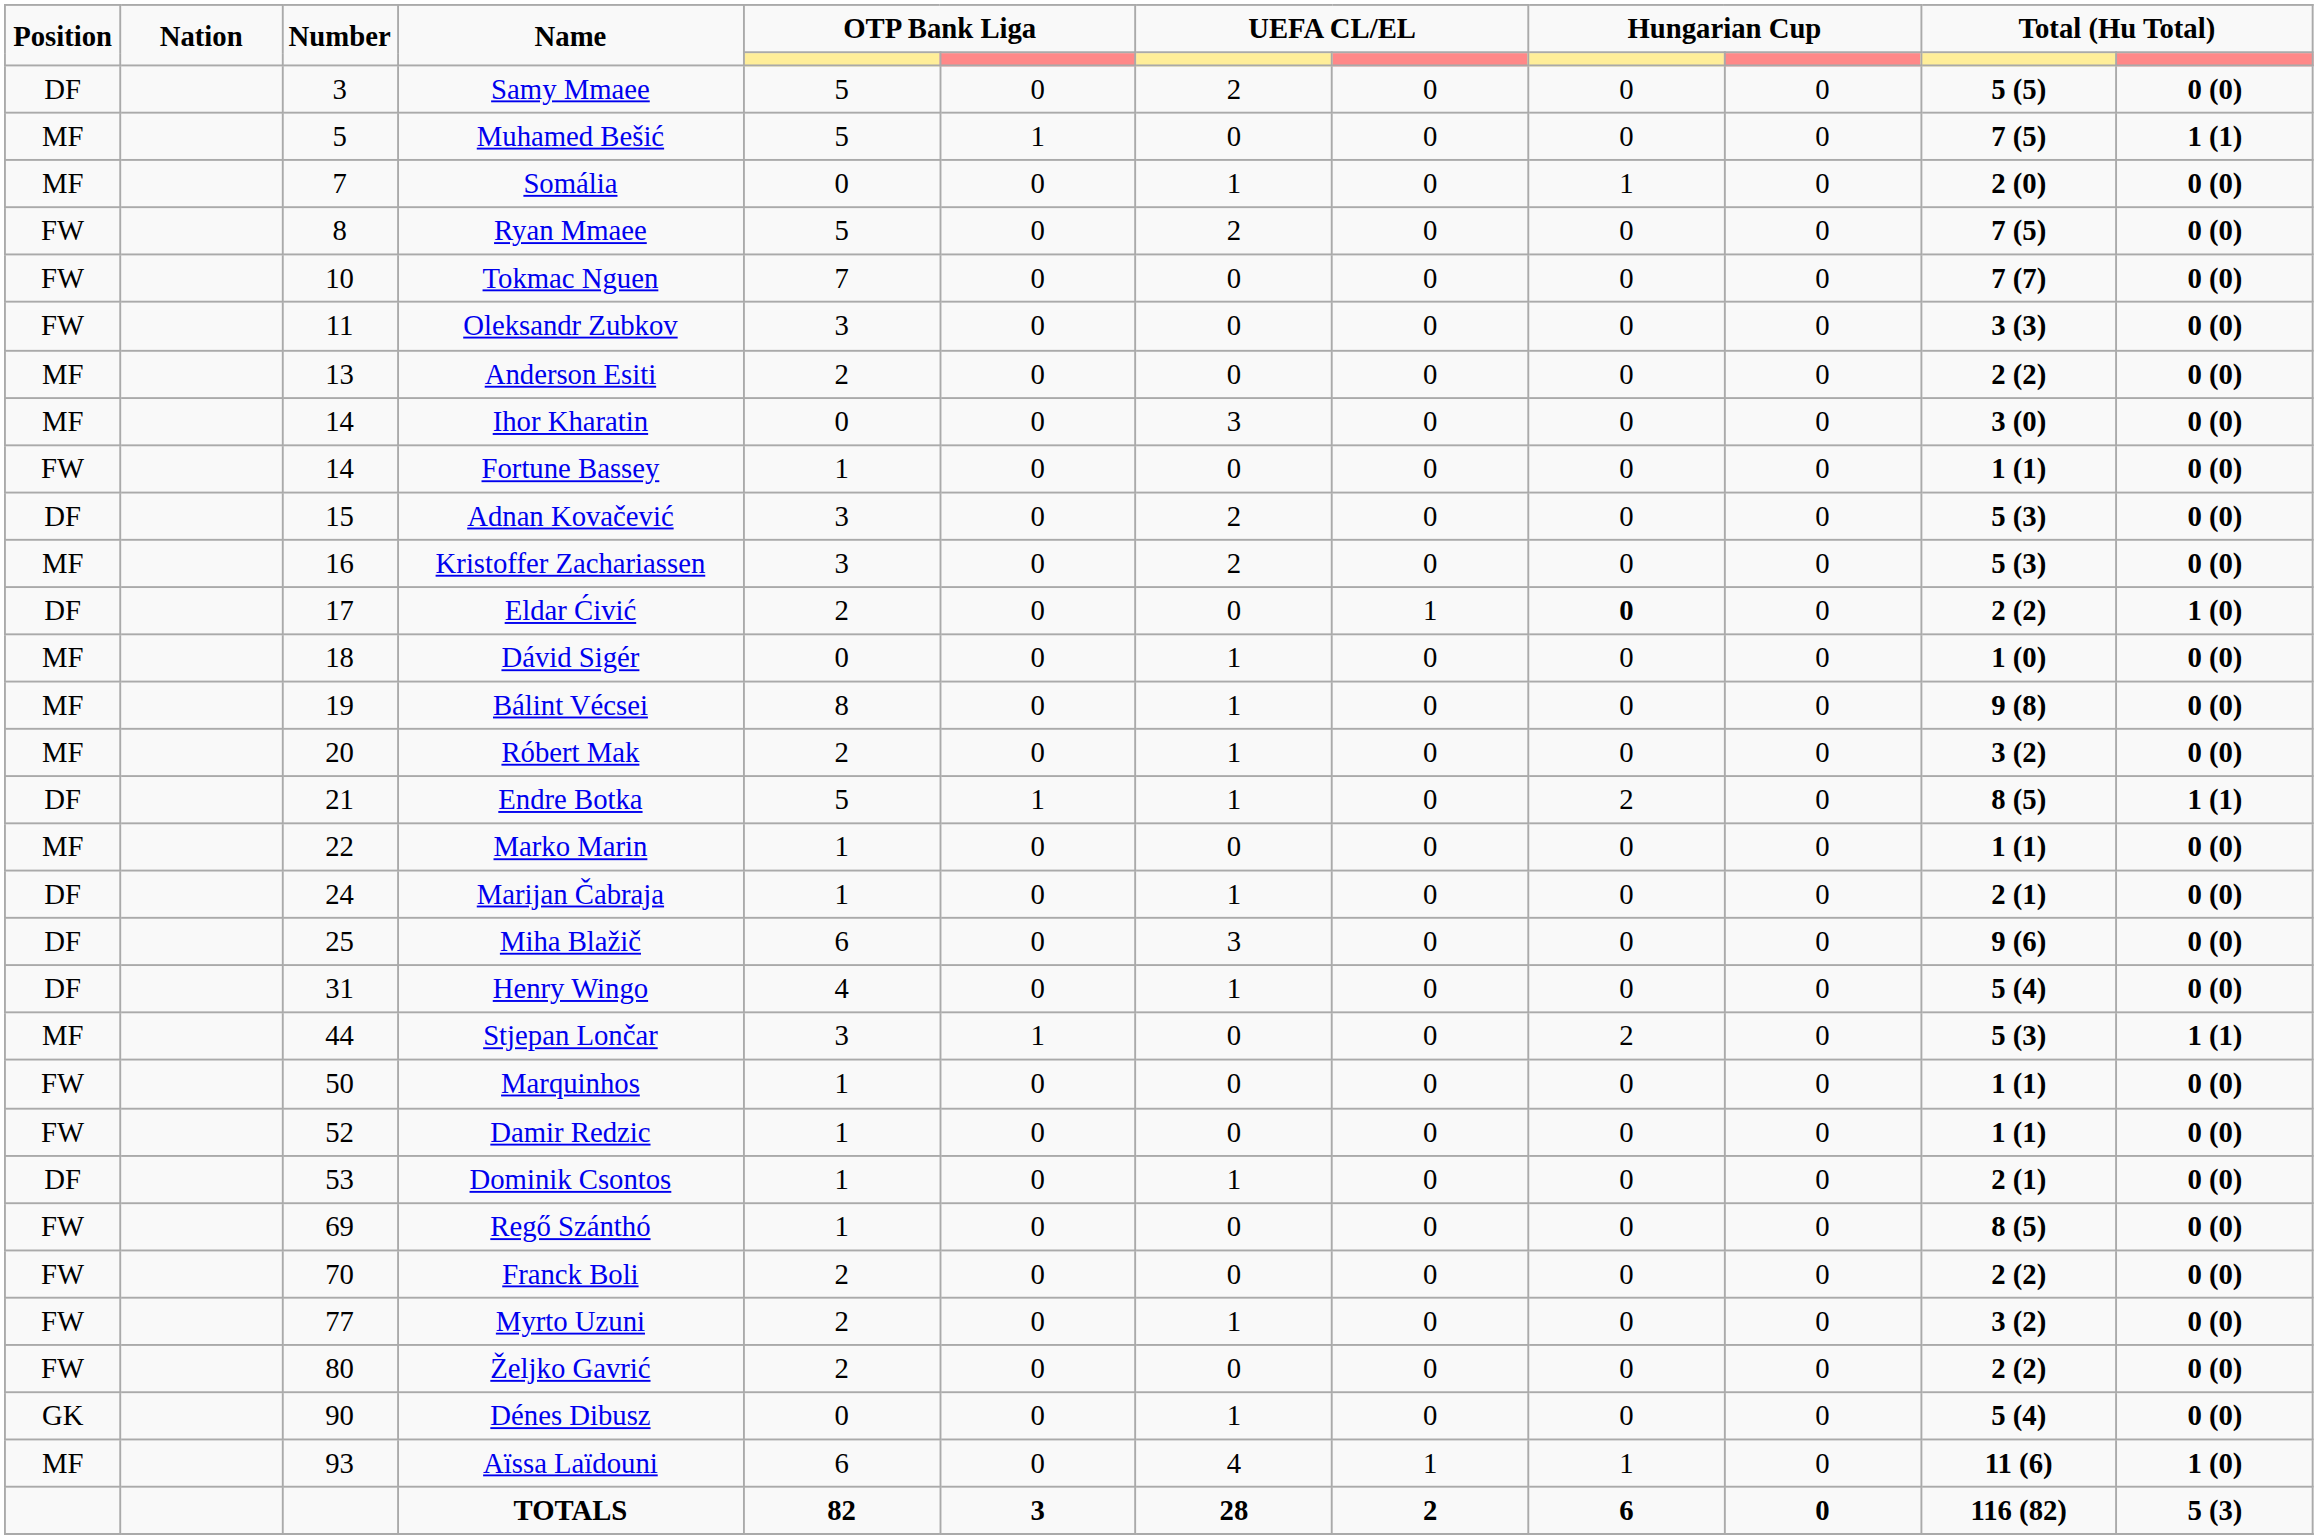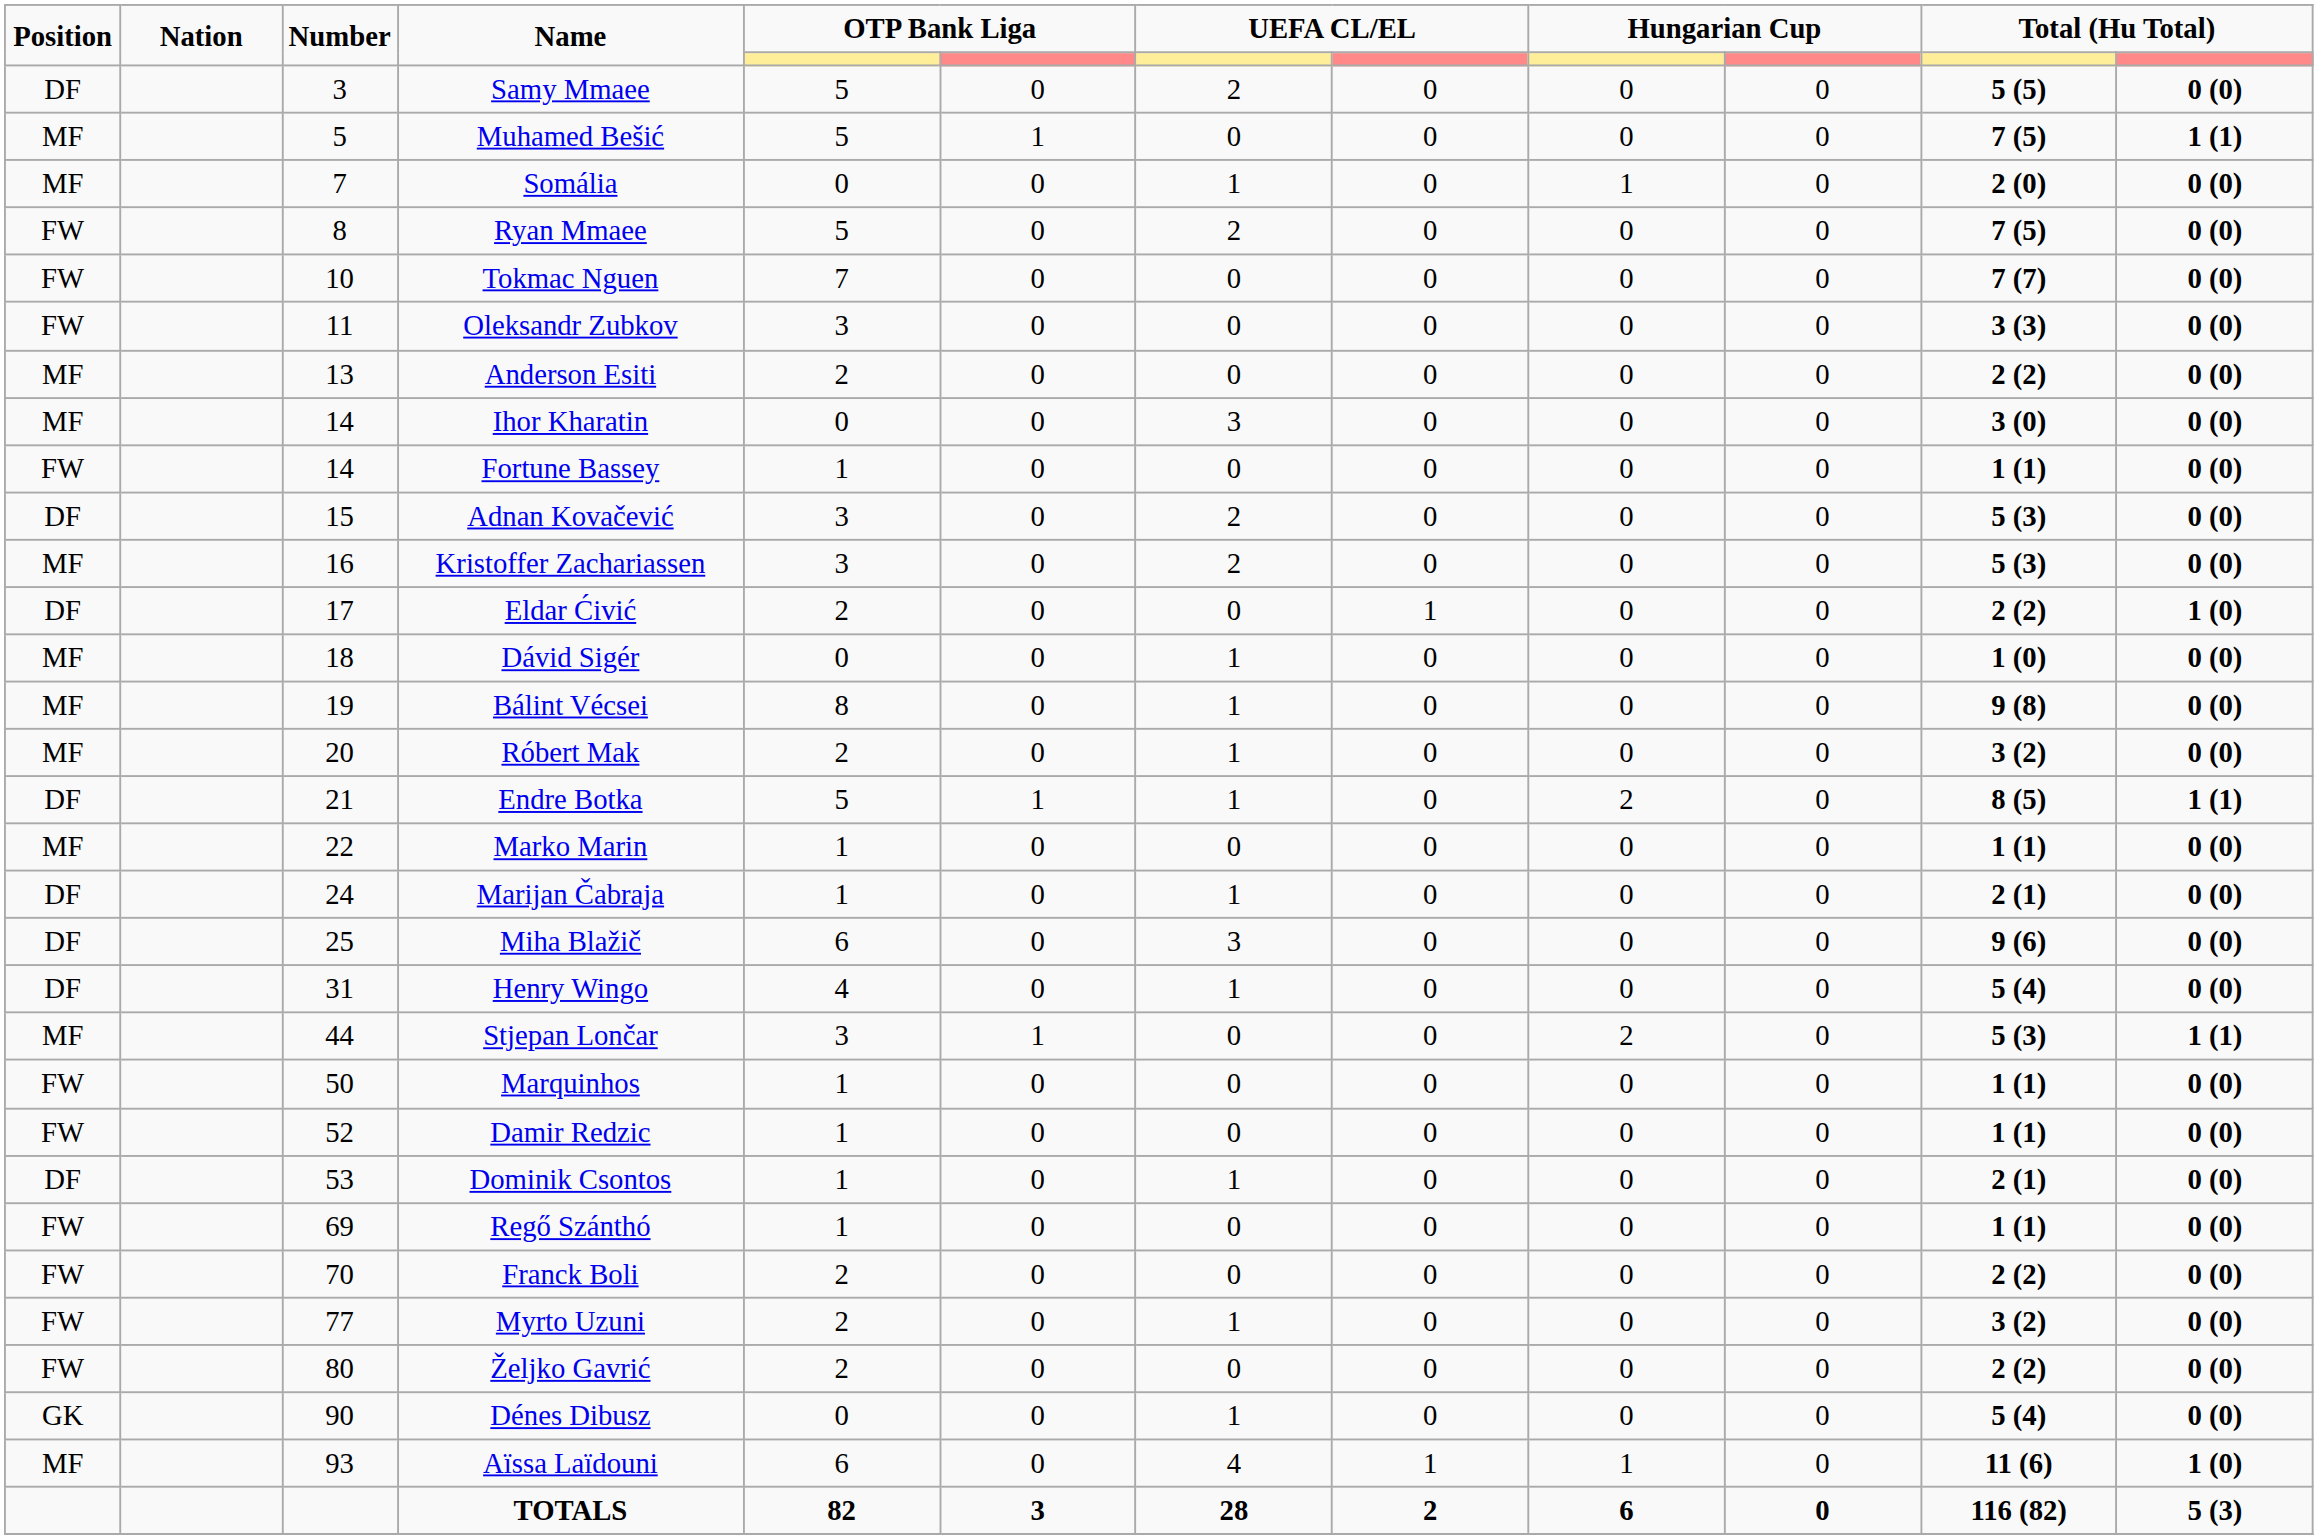(1626, 610) bold -> (1626, 610) normal
(2019, 1225) 8 (5) -> (2019, 1225) 1 (1)
